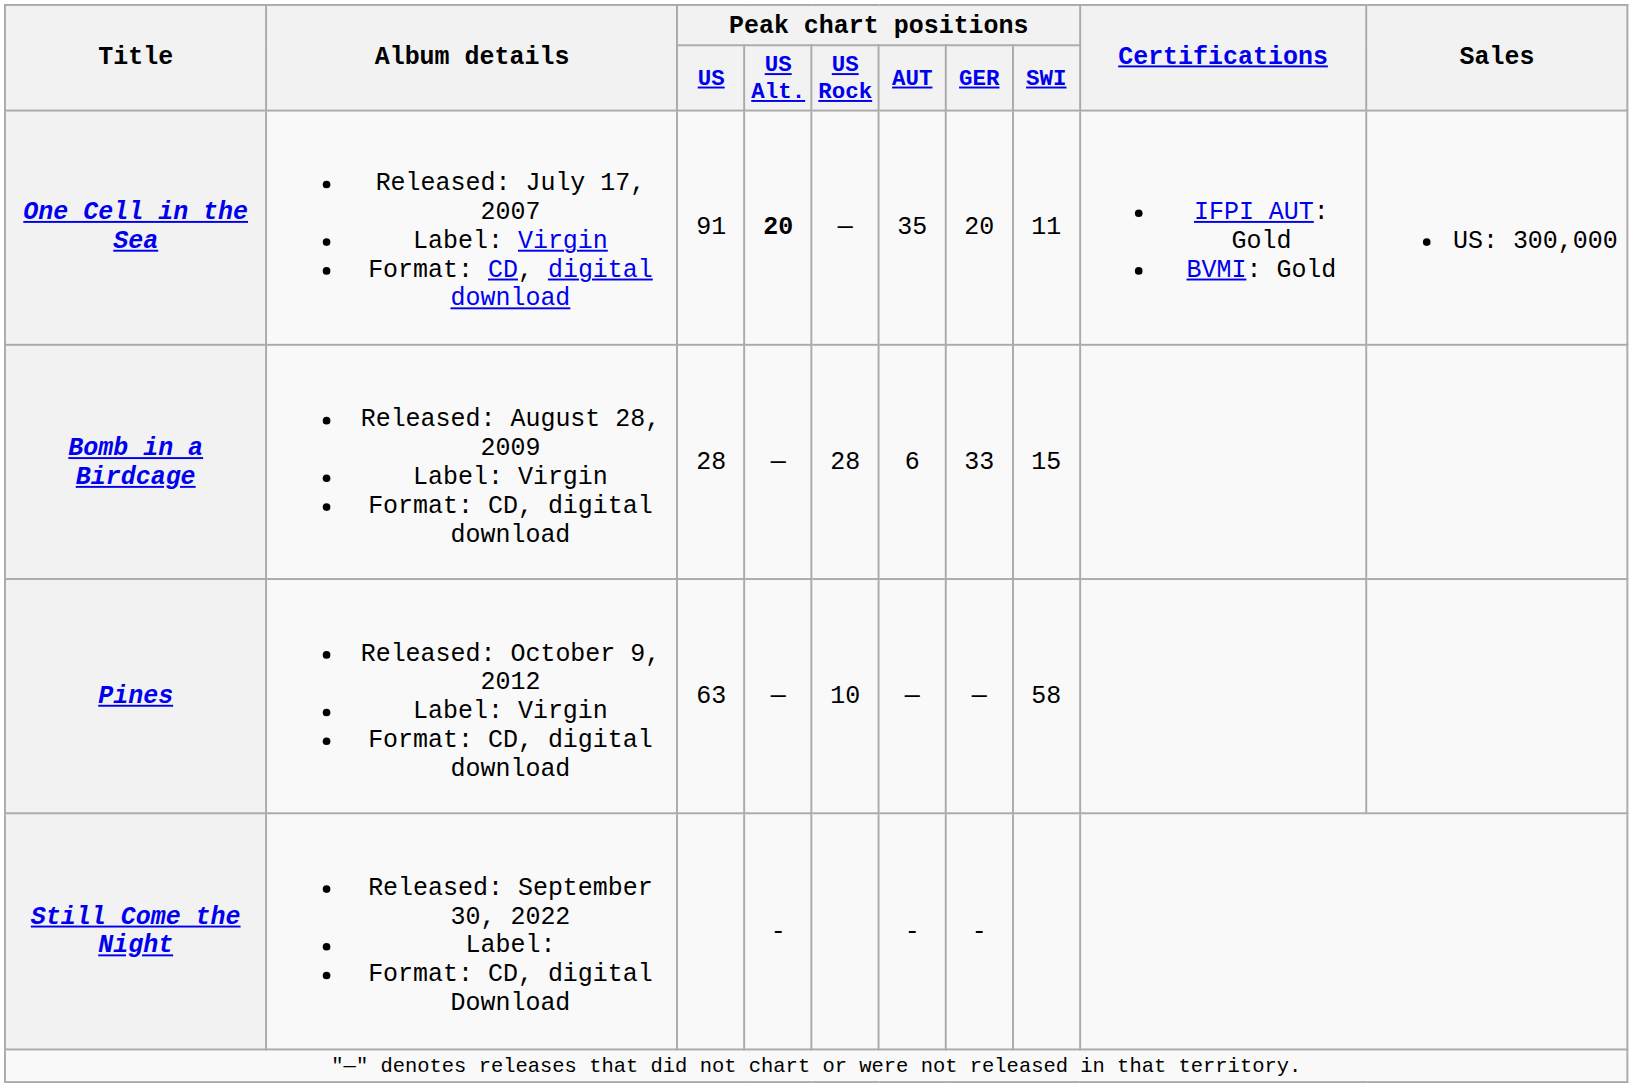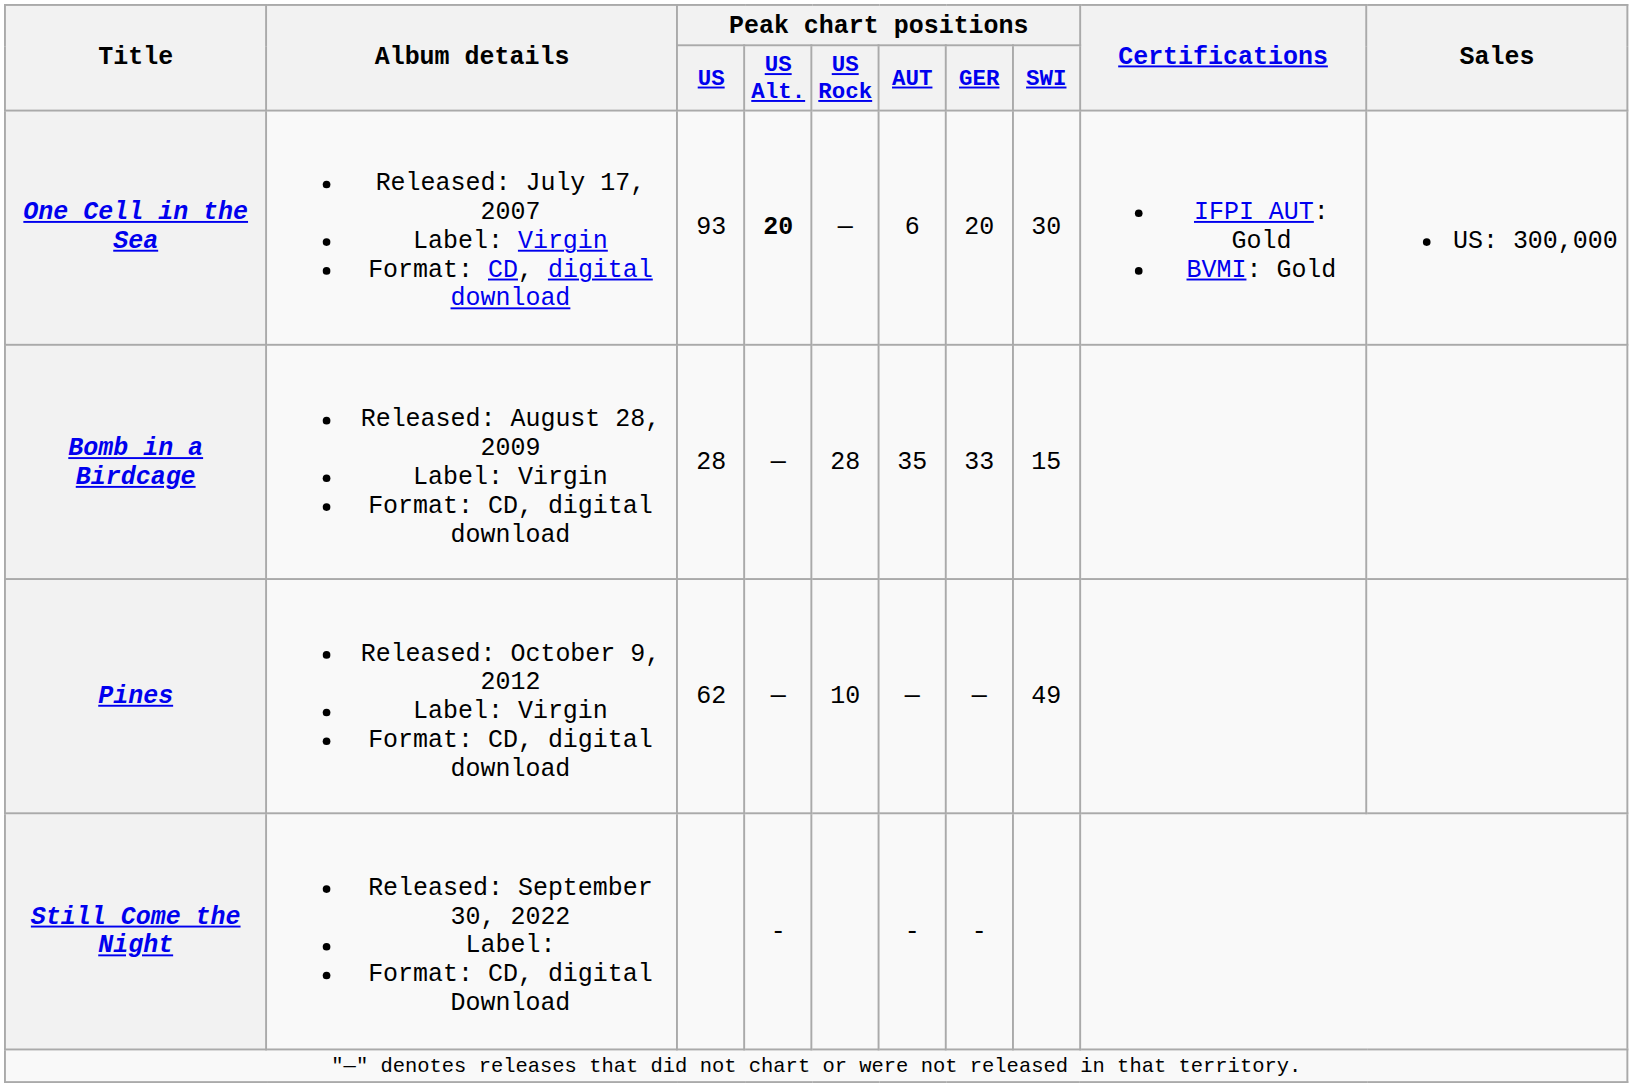(711, 228) 91 -> (711, 228) 93
(912, 228) 35 -> (912, 228) 6
(1046, 228) 11 -> (1046, 228) 30
(912, 462) 6 -> (912, 462) 35
(711, 697) 63 -> (711, 697) 62
(1046, 697) 58 -> (1046, 697) 49
